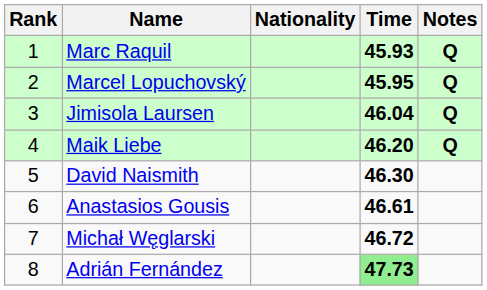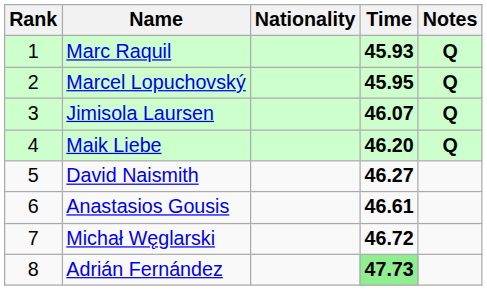(389, 113) 46.04 -> (389, 113) 46.07
(389, 176) 46.30 -> (389, 176) 46.27
